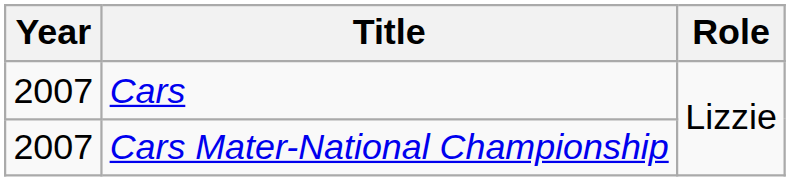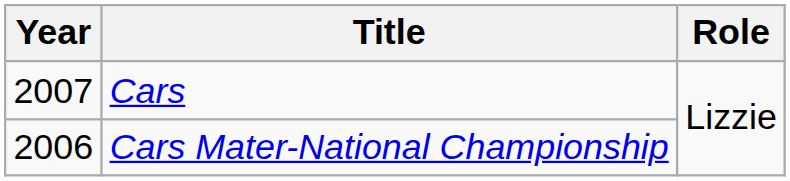(53, 146) 2007 -> (53, 146) 2006
